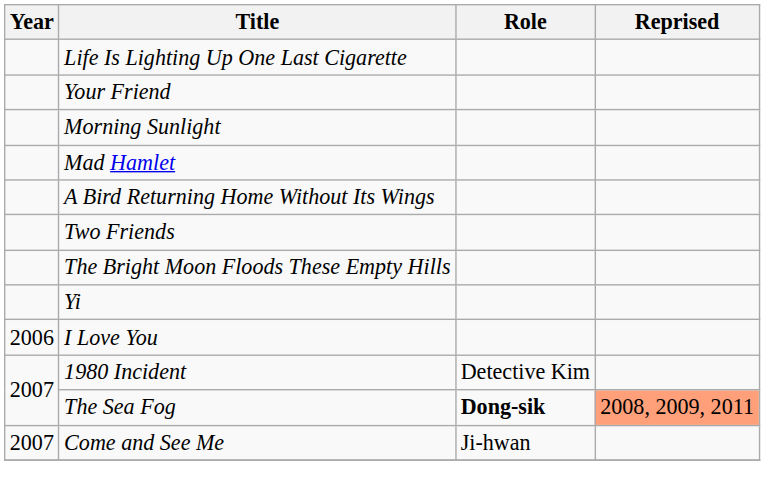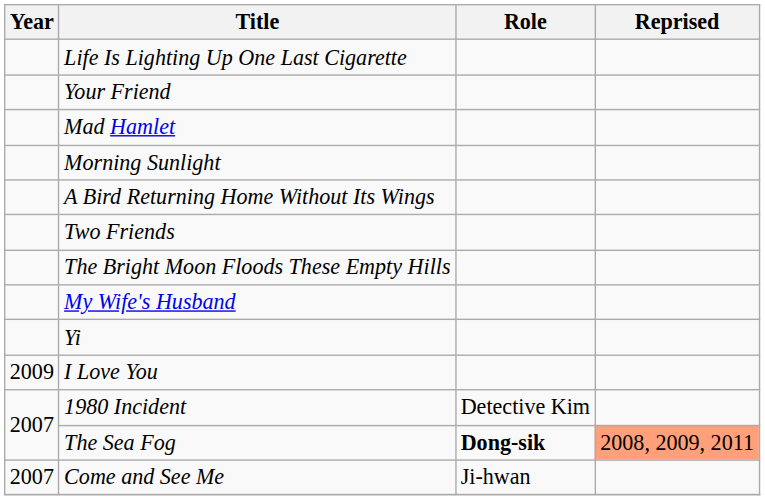rows swapped: (142, 127) <-> (120, 162)
+ row: (150, 302)
(32, 337) 2006 -> (32, 372) 2009
